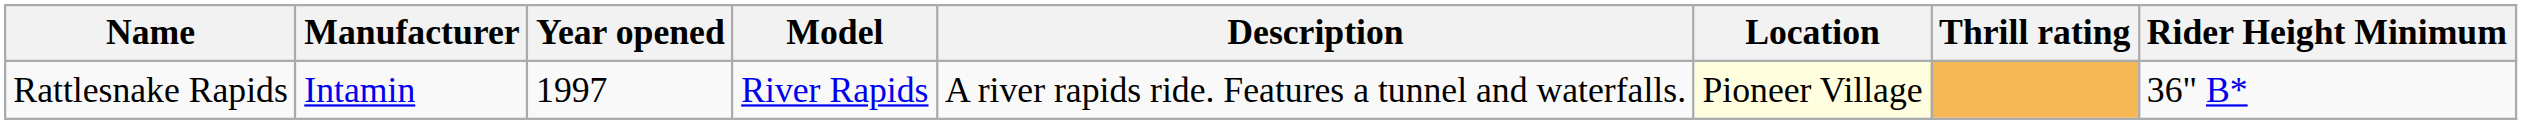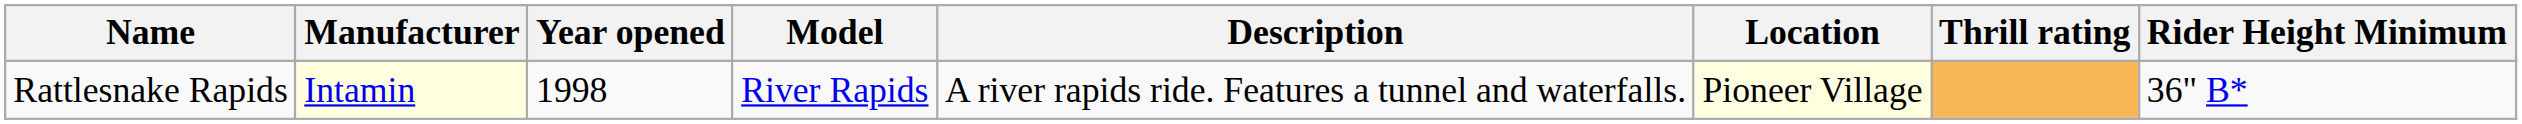(360, 89) no background -> (360, 89) lightyellow background
(572, 89) 1997 -> (572, 89) 1998
